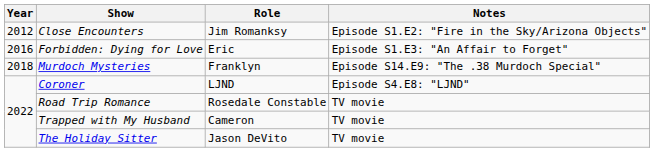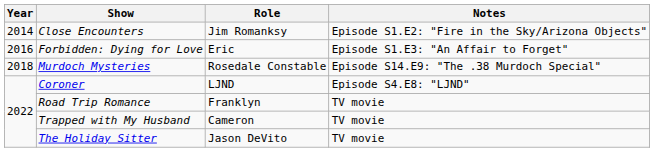(20, 31) 2012 -> (20, 31) 2014
(234, 67) Franklyn -> (267, 67) Rosedale Constable
(267, 102) Rosedale Constable -> (234, 102) Franklyn
